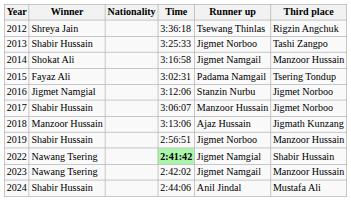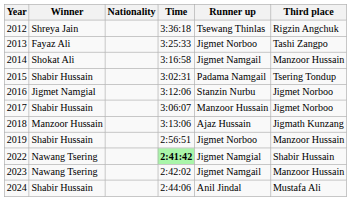(62, 44) Shabir Hussain -> (51, 44) Fayaz Ali
(51, 76) Fayaz Ali -> (62, 76) Shabir Hussain
